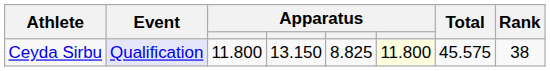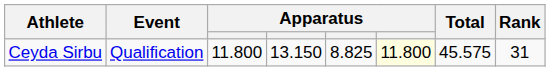(157, 53) lavender background -> (157, 53) no background
(520, 53) 38 -> (520, 53) 31
